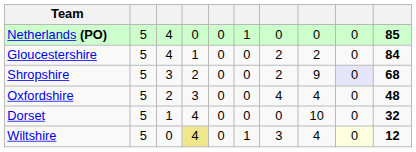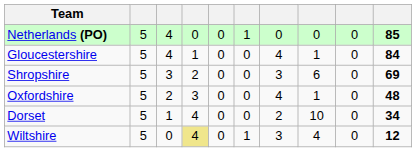(279, 55) 2 -> (279, 55) 4
(317, 55) 2 -> (317, 55) 1
(279, 75) 2 -> (279, 75) 3
(317, 75) 9 -> (317, 75) 6
(355, 75) lavender background -> (355, 75) no background
(392, 75) 68 -> (392, 75) 69
(317, 95) 4 -> (317, 95) 1
(279, 116) 0 -> (279, 116) 2
(392, 116) 32 -> (392, 116) 34
(355, 136) lightyellow background -> (355, 136) no background
